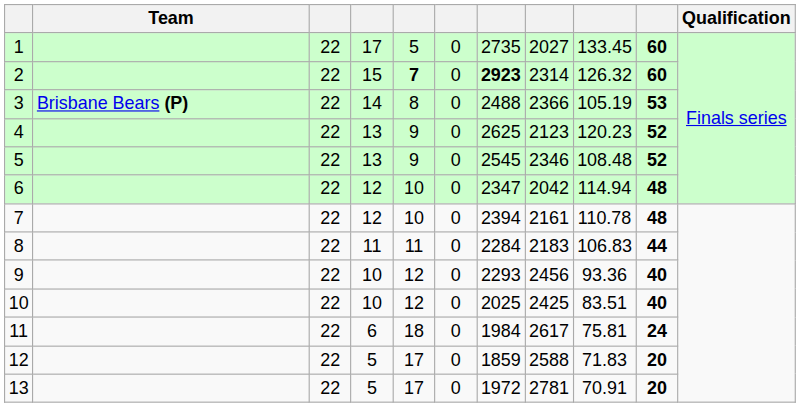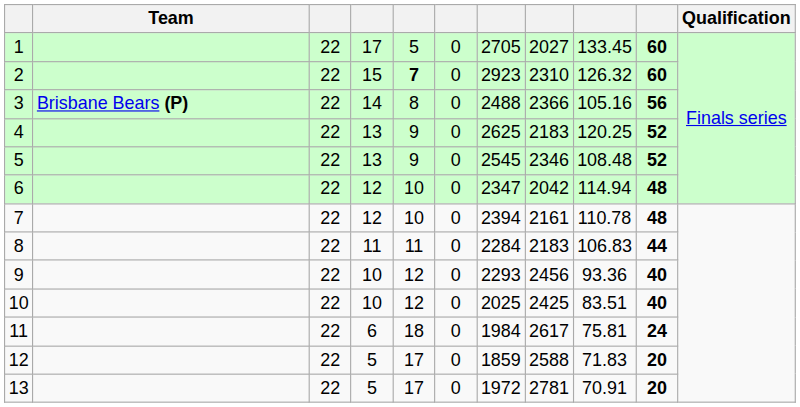(501, 47) 2735 -> (501, 47) 2705
(501, 75) bold -> (501, 75) normal
(549, 75) 2314 -> (549, 75) 2310
(605, 103) 105.19 -> (605, 103) 105.16
(657, 103) 53 -> (657, 103) 56
(549, 132) 2123 -> (549, 132) 2183
(605, 132) 120.23 -> (605, 132) 120.25
